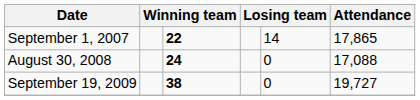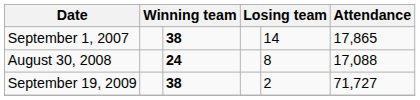(174, 38) 22 -> (174, 38) 38
(268, 60) 0 -> (268, 60) 8
(268, 83) 0 -> (268, 83) 2
(355, 83) 19,727 -> (355, 83) 71,727
